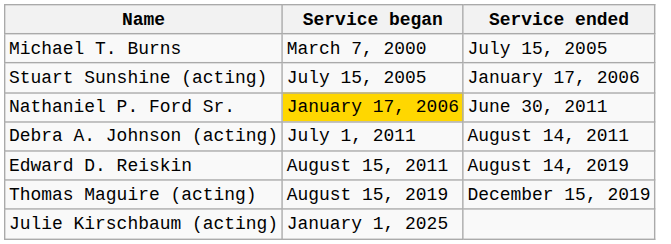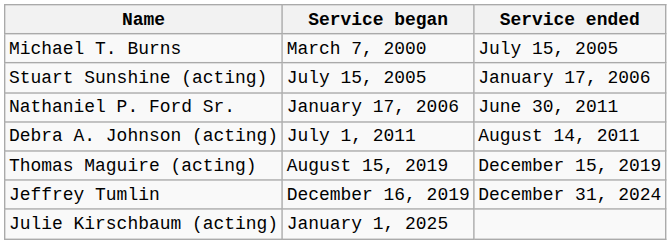(373, 107) gold background -> (373, 107) no background
- row: (100, 166)
+ row: (84, 195)
